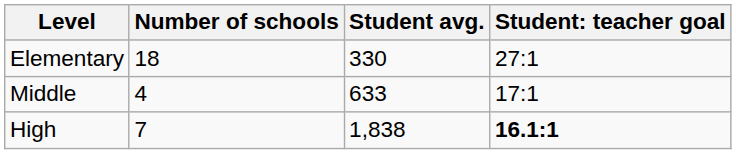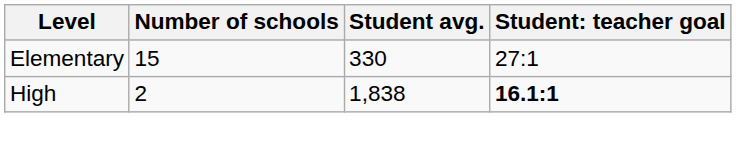(147, 58) 18 -> (147, 58) 15
- row: (43, 93)
(141, 129) 7 -> (141, 93) 2
